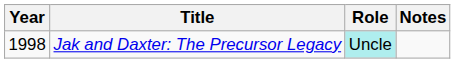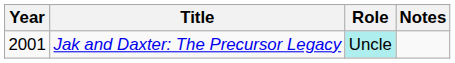(27, 44) 1998 -> (27, 44) 2001
